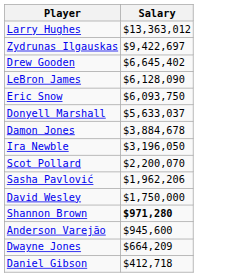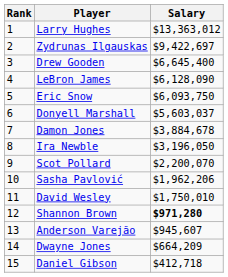+ column: (19, 13)
(154, 63) $6,645,402 -> (184, 63) $6,645,400
(154, 113) $5,633,037 -> (184, 113) $5,603,037
(154, 197) $1,750,000 -> (184, 197) $1,750,010
(148, 230) $945,600 -> (177, 230) $945,607
